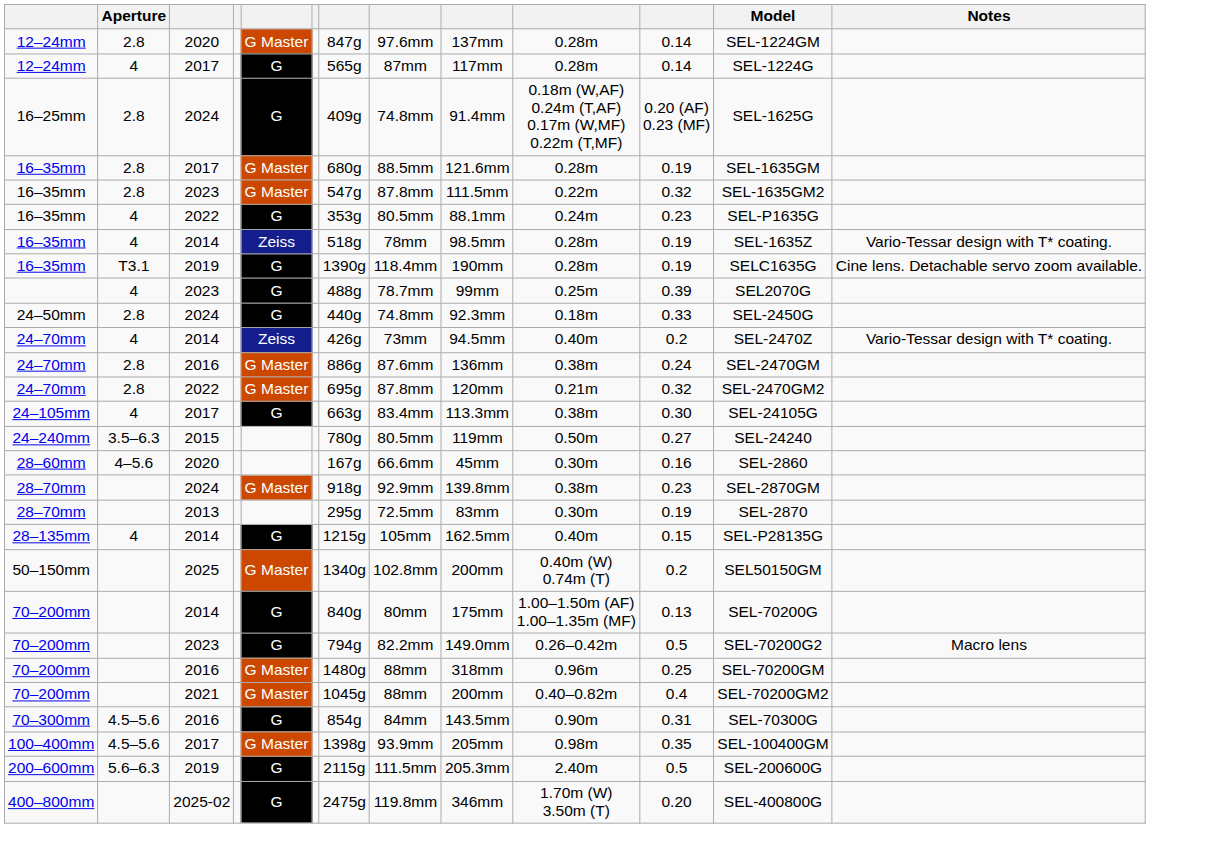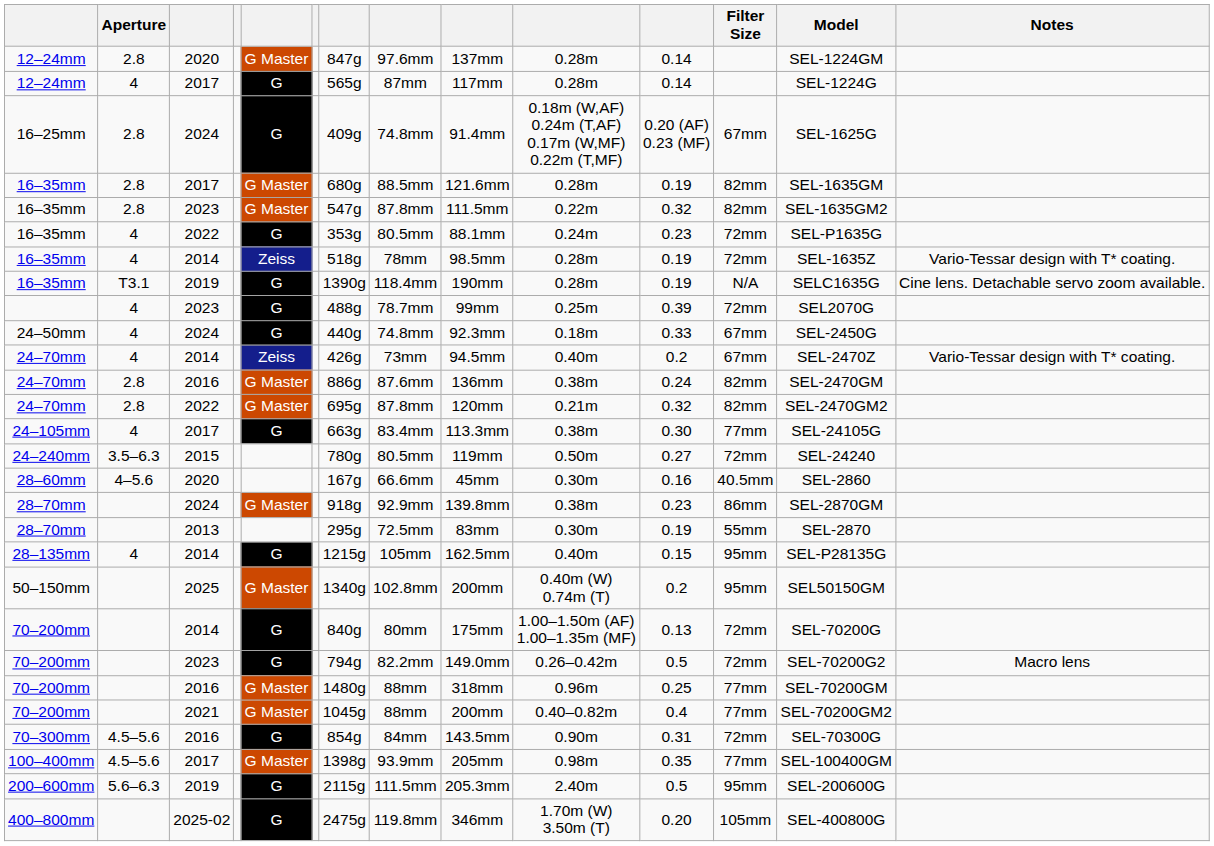+ column: (745, 25)
(134, 315) 2.8 -> (134, 332) 4
